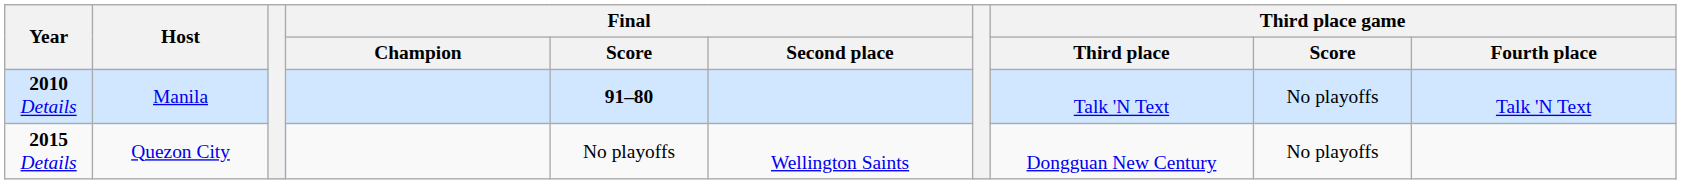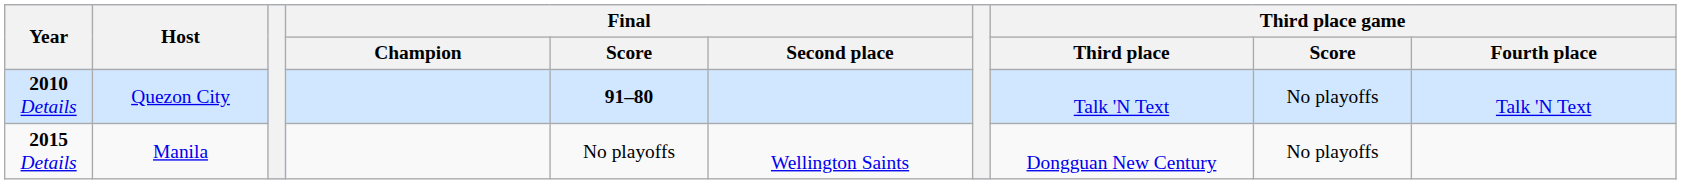(181, 96) Manila -> (181, 96) Quezon City
(181, 151) Quezon City -> (181, 151) Manila
